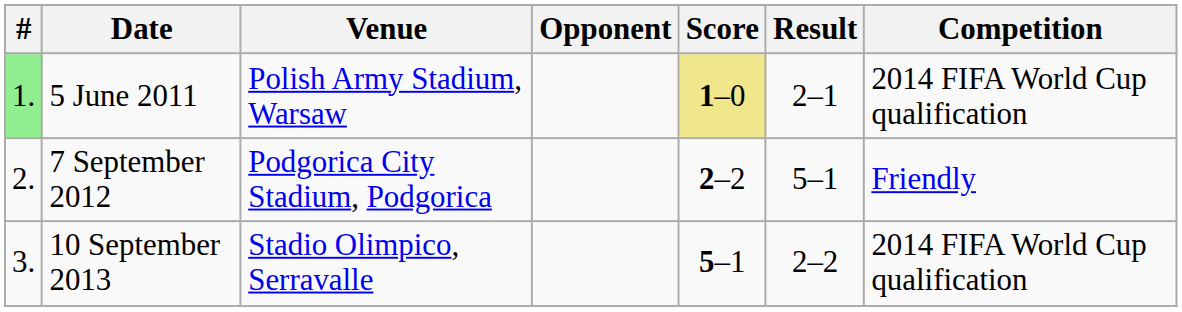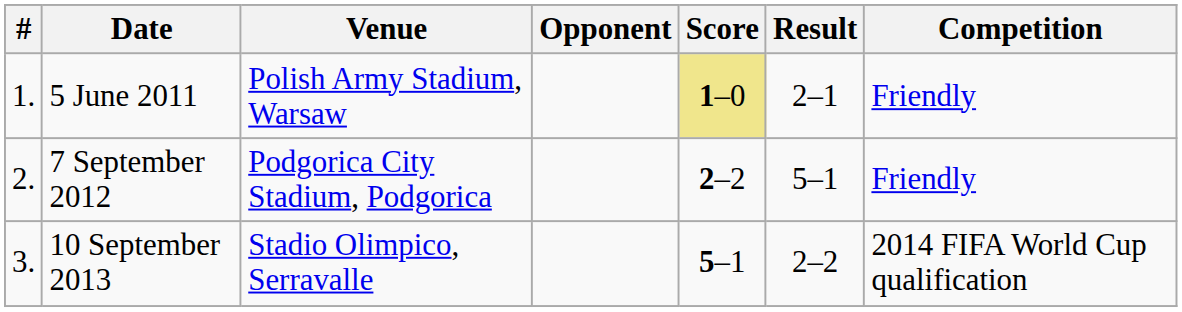(24, 95) lightgreen background -> (24, 95) no background
(1009, 95) 2014 FIFA World Cup qualification -> (924, 95) Friendly
